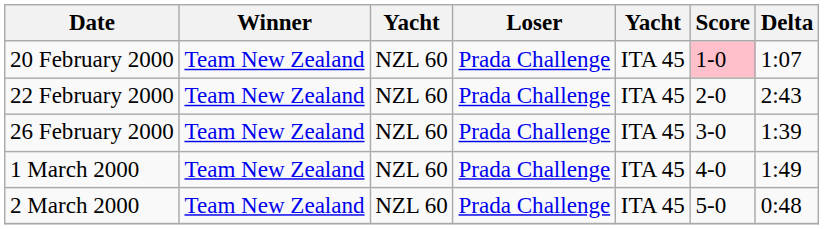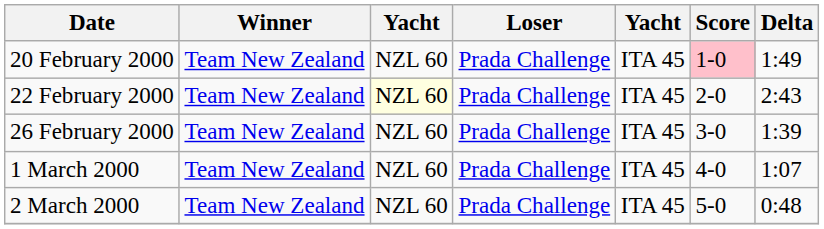(781, 59) 1:07 -> (781, 59) 1:49
(412, 95) no background -> (412, 95) lightyellow background
(781, 168) 1:49 -> (781, 168) 1:07
